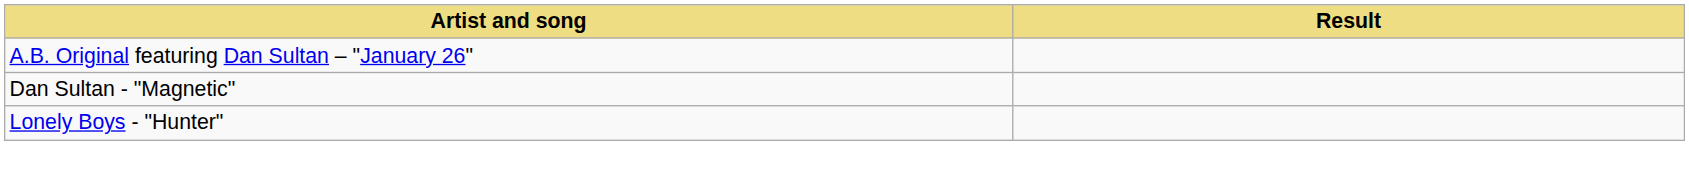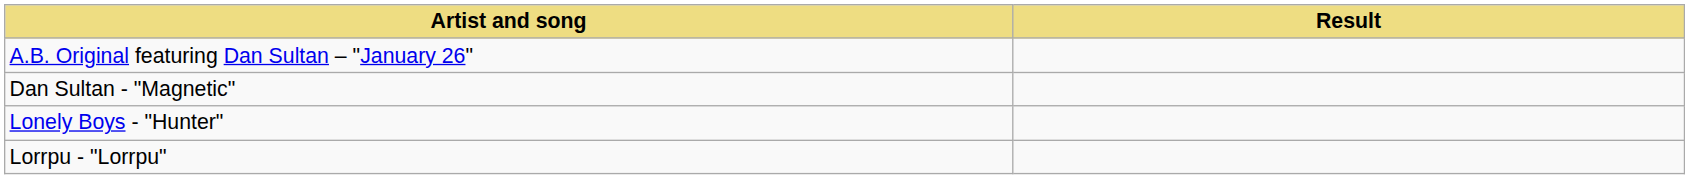+ row: (88, 156)
